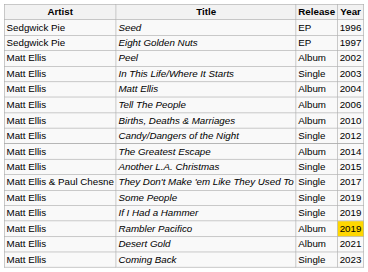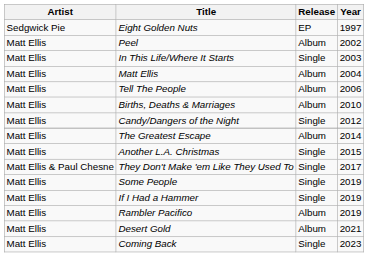- row: (130, 27)
(351, 228) gold background -> (351, 213) no background
